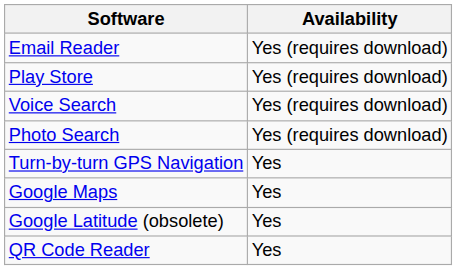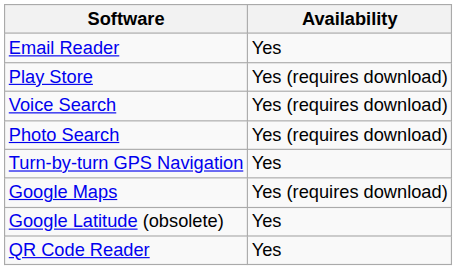(350, 47) Yes (requires download) -> (267, 47) Yes
(267, 192) Yes -> (350, 192) Yes (requires download)
